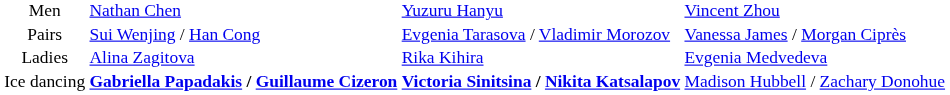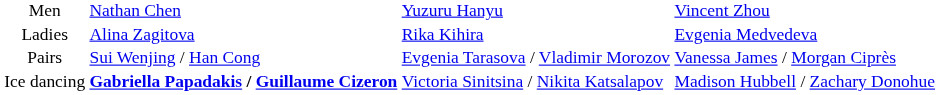rows swapped: (45, 57) <-> (45, 34)
(541, 81) bold -> (532, 81) normal
